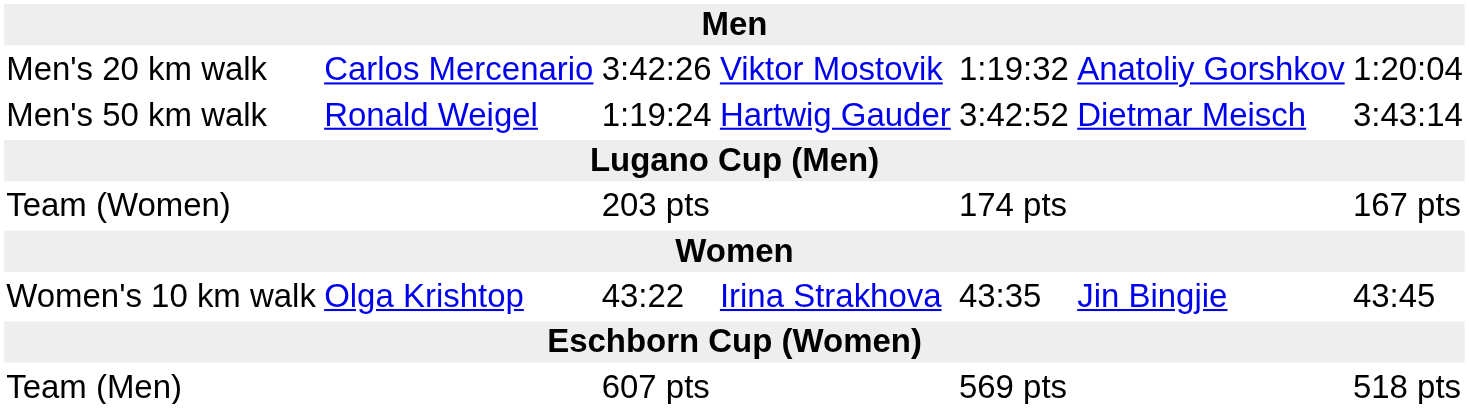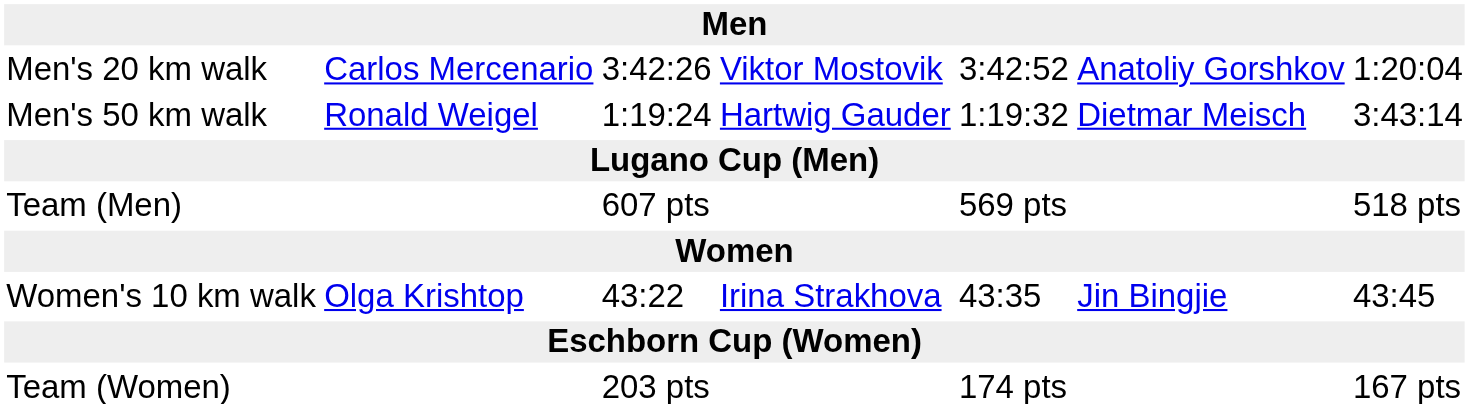(1014, 69) 1:19:32 -> (1014, 69) 3:42:52
(1014, 114) 3:42:52 -> (1014, 114) 1:19:32
rows swapped: (94, 386) <-> (119, 205)
